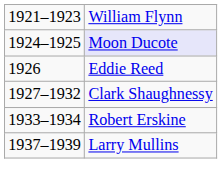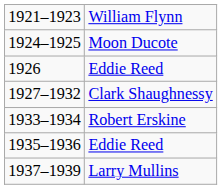(133, 42) lavender background -> (133, 42) no background
+ row: (45, 145)
